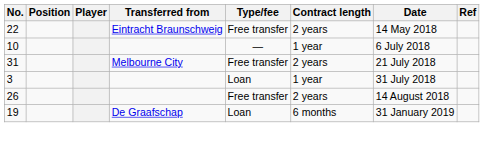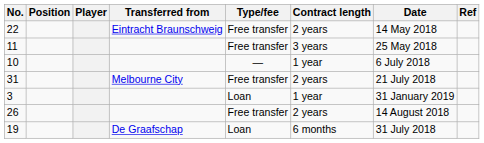+ row: (12, 46)
(406, 79) 31 July 2018 -> (415, 96) 31 January 2019
(415, 113) 31 January 2019 -> (406, 130) 31 July 2018
